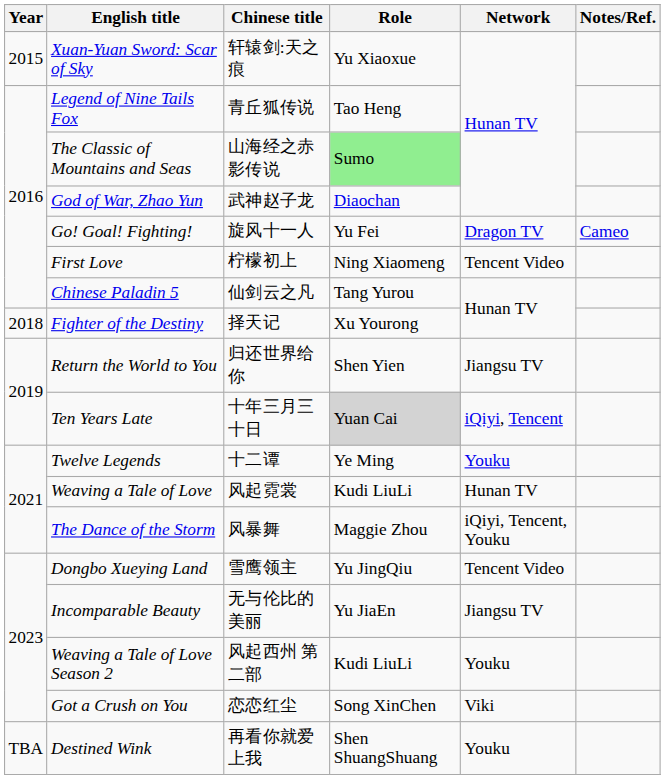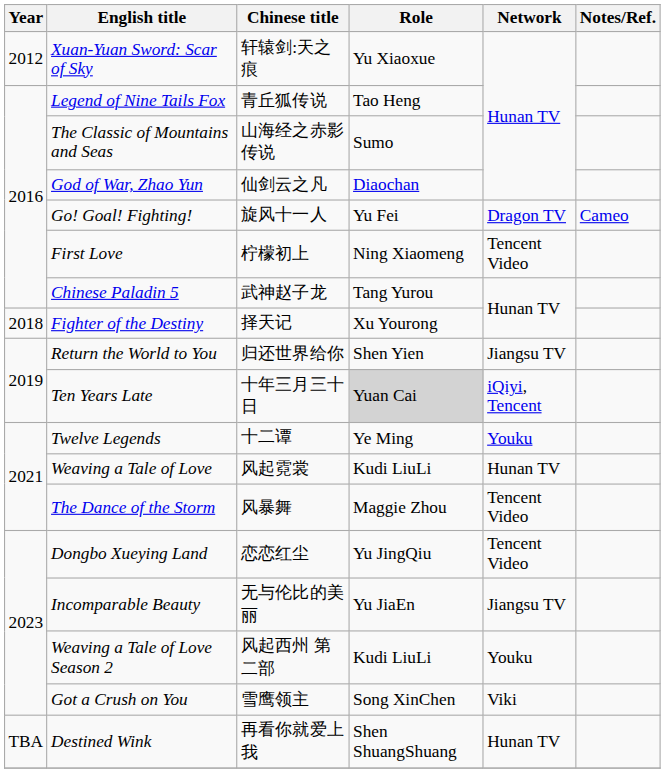(26, 58) 2015 -> (26, 58) 2012
(354, 158) lightgreen background -> (373, 142) no background
(271, 200) 武神赵子龙 -> (284, 183) 仙剑云之凡
(271, 292) 仙剑云之凡 -> (284, 292) 武神赵子龙
(516, 529) iQiyi, Tencent, Youku -> (514, 507) Tencent Video
(263, 568) 雪鹰领主 -> (275, 553) 恋恋红尘
(263, 705) 恋恋红尘 -> (275, 699) 雪鹰领主
(487, 748) Youku -> (524, 741) Hunan TV
